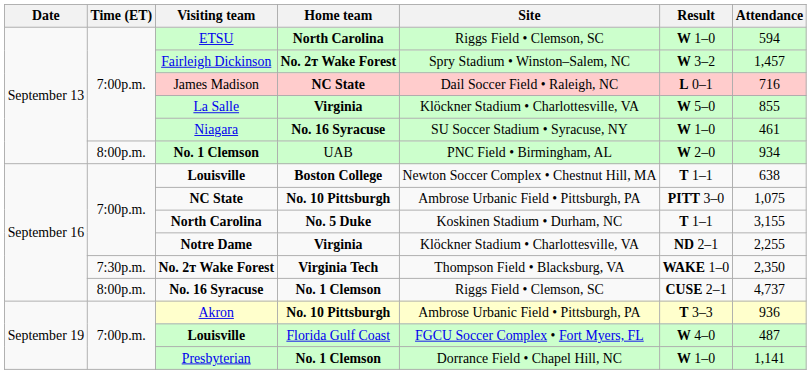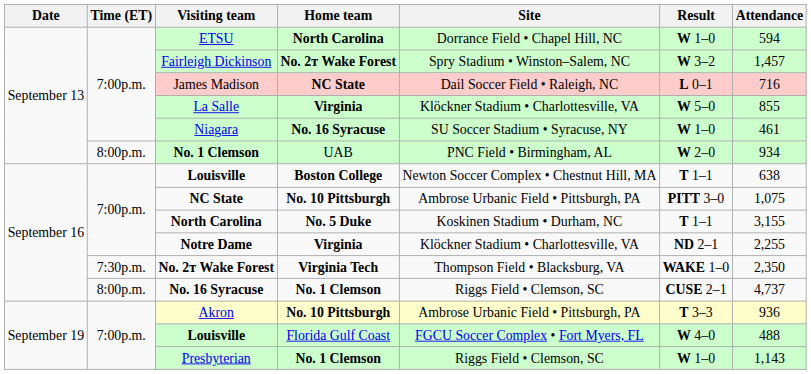(529, 38) Riggs Field • Clemson, SC -> (529, 38) Dorrance Field • Chapel Hill, NC
(769, 335) 487 -> (769, 335) 488
(529, 358) Dorrance Field • Chapel Hill, NC -> (529, 358) Riggs Field • Clemson, SC
(769, 358) 1,141 -> (769, 358) 1,143
